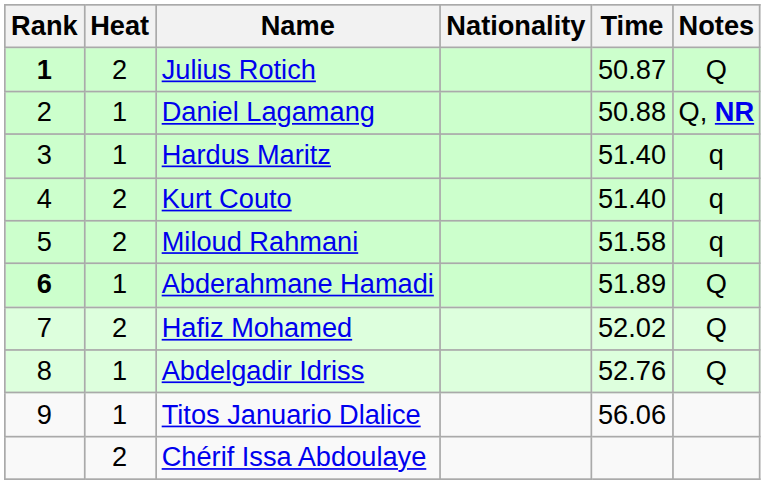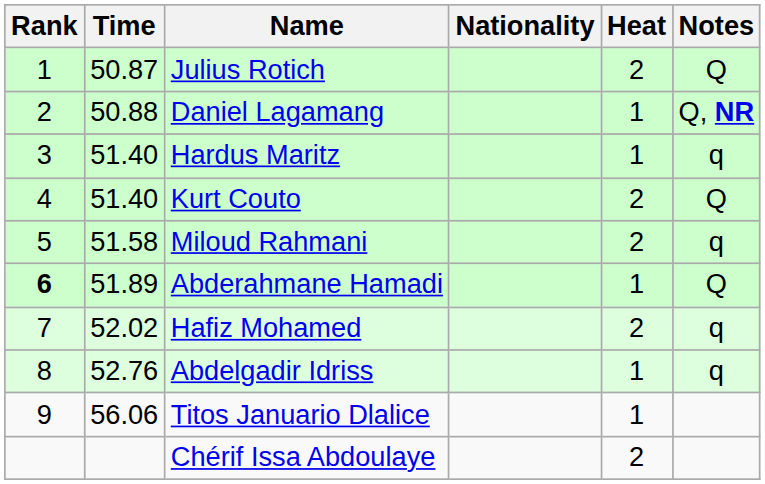columns swapped: (120, 26) <-> (632, 26)
(44, 69) bold -> (44, 69) normal
(716, 198) q -> (716, 198) Q
(716, 328) Q -> (716, 328) q
(716, 371) Q -> (716, 371) q
